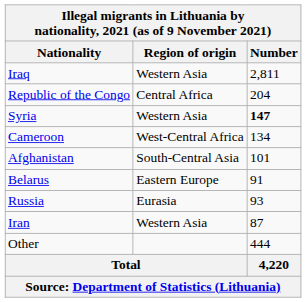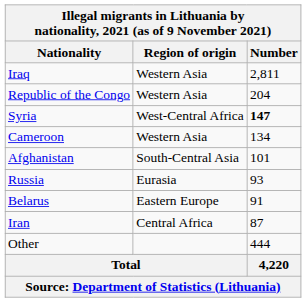(175, 94) Central Africa -> (172, 94) Western Asia
(172, 115) Western Asia -> (190, 115) West-Central Africa
(190, 137) West-Central Africa -> (172, 137) Western Asia
rows swapped: (26, 201) <-> (29, 179)
(172, 222) Western Asia -> (175, 222) Central Africa
